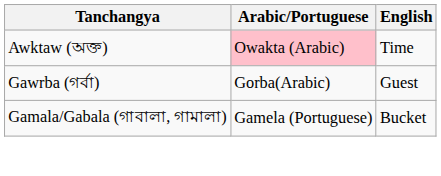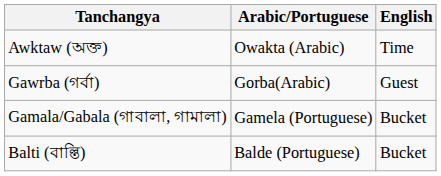(289, 47) pink background -> (289, 47) no background
+ row: (47, 152)
